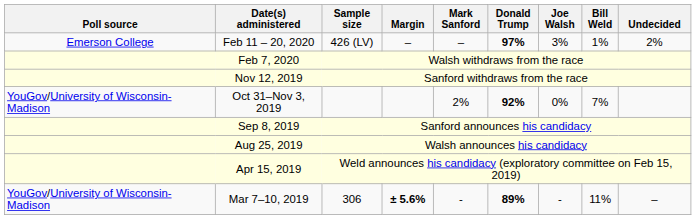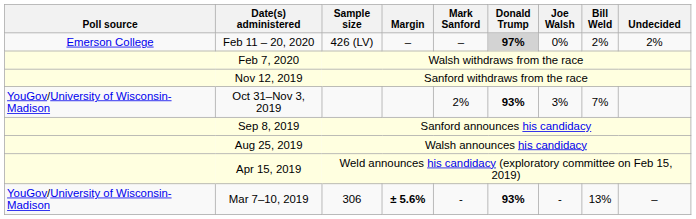(513, 42) no background -> (513, 42) lightgrey background
(560, 42) 3% -> (560, 42) 0%
(600, 42) 1% -> (600, 42) 2%
(513, 103) 92% -> (513, 103) 93%
(560, 103) 0% -> (560, 103) 3%
(513, 200) 89% -> (513, 200) 93%
(600, 200) 11% -> (600, 200) 13%
